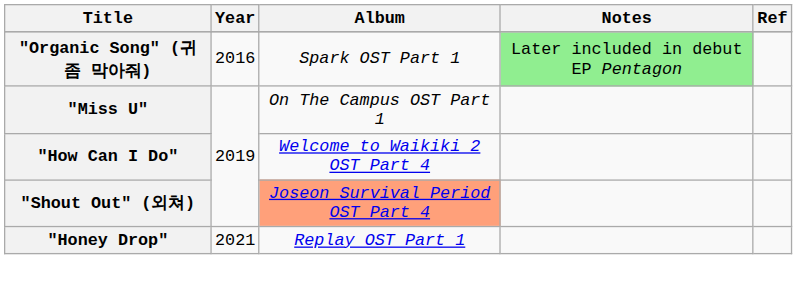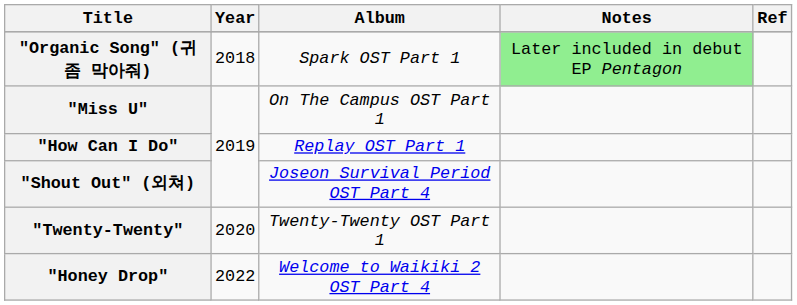(235, 59) 2016 -> (235, 59) 2018
(380, 156) Welcome to Waikiki 2 OST Part 4 -> (380, 147) Replay OST Part 1
(380, 203) lightsalmon background -> (380, 184) no background
+ row: (108, 230)
(235, 240) 2021 -> (235, 277) 2022
(380, 240) Replay OST Part 1 -> (380, 277) Welcome to Waikiki 2 OST Part 4
